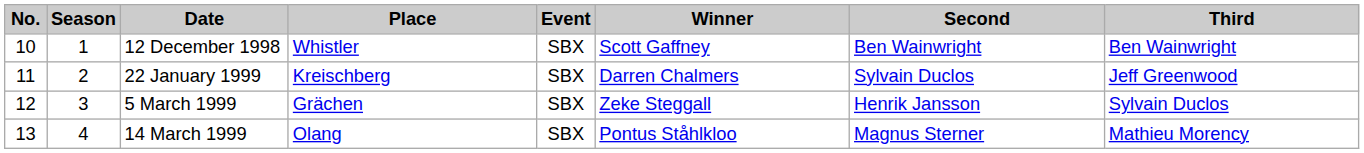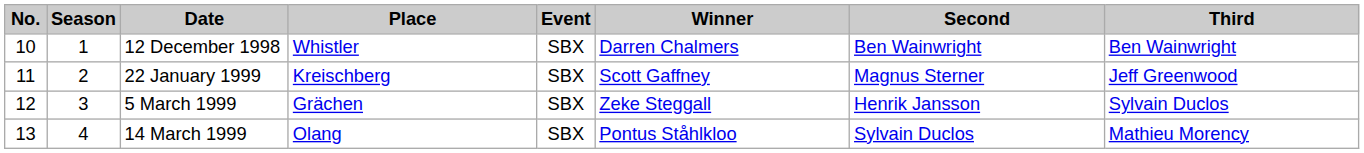(655, 47) Scott Gaffney -> (669, 47) Darren Chalmers
(669, 76) Darren Chalmers -> (655, 76) Scott Gaffney
(914, 76) Sylvain Duclos -> (919, 76) Magnus Sterner
(919, 133) Magnus Sterner -> (914, 133) Sylvain Duclos
